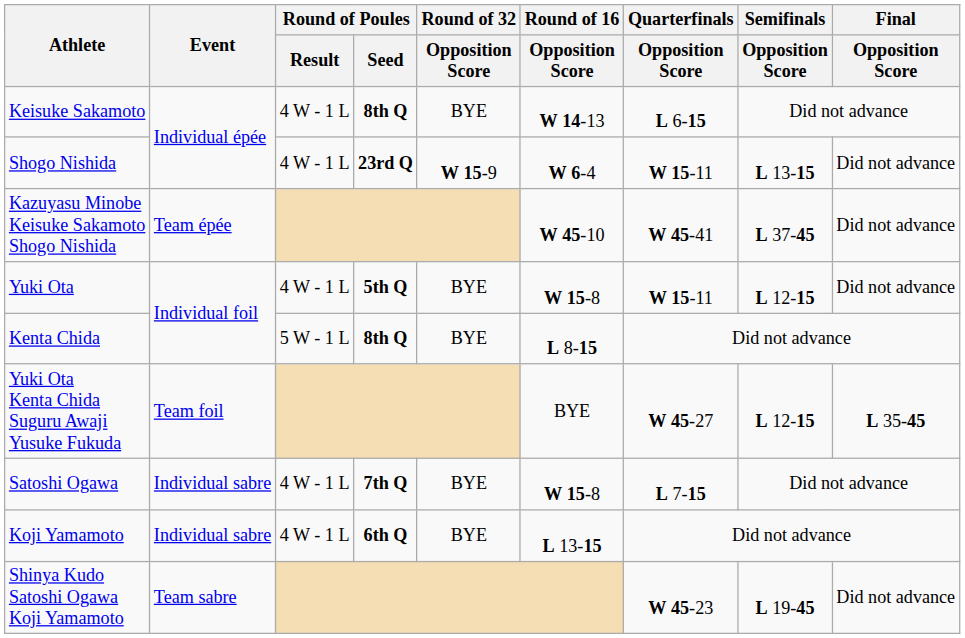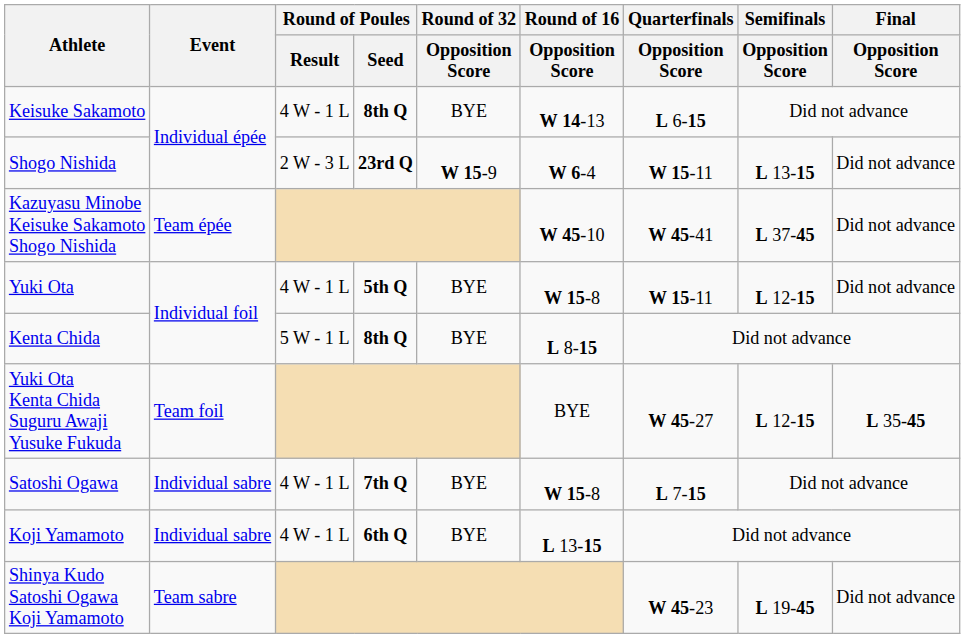(315, 163) 4 W - 1 L -> (315, 163) 2 W - 3 L
